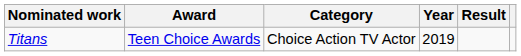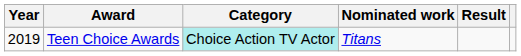columns swapped: (439, 16) <-> (64, 16)
(341, 39) no background -> (260, 39) paleturquoise background
